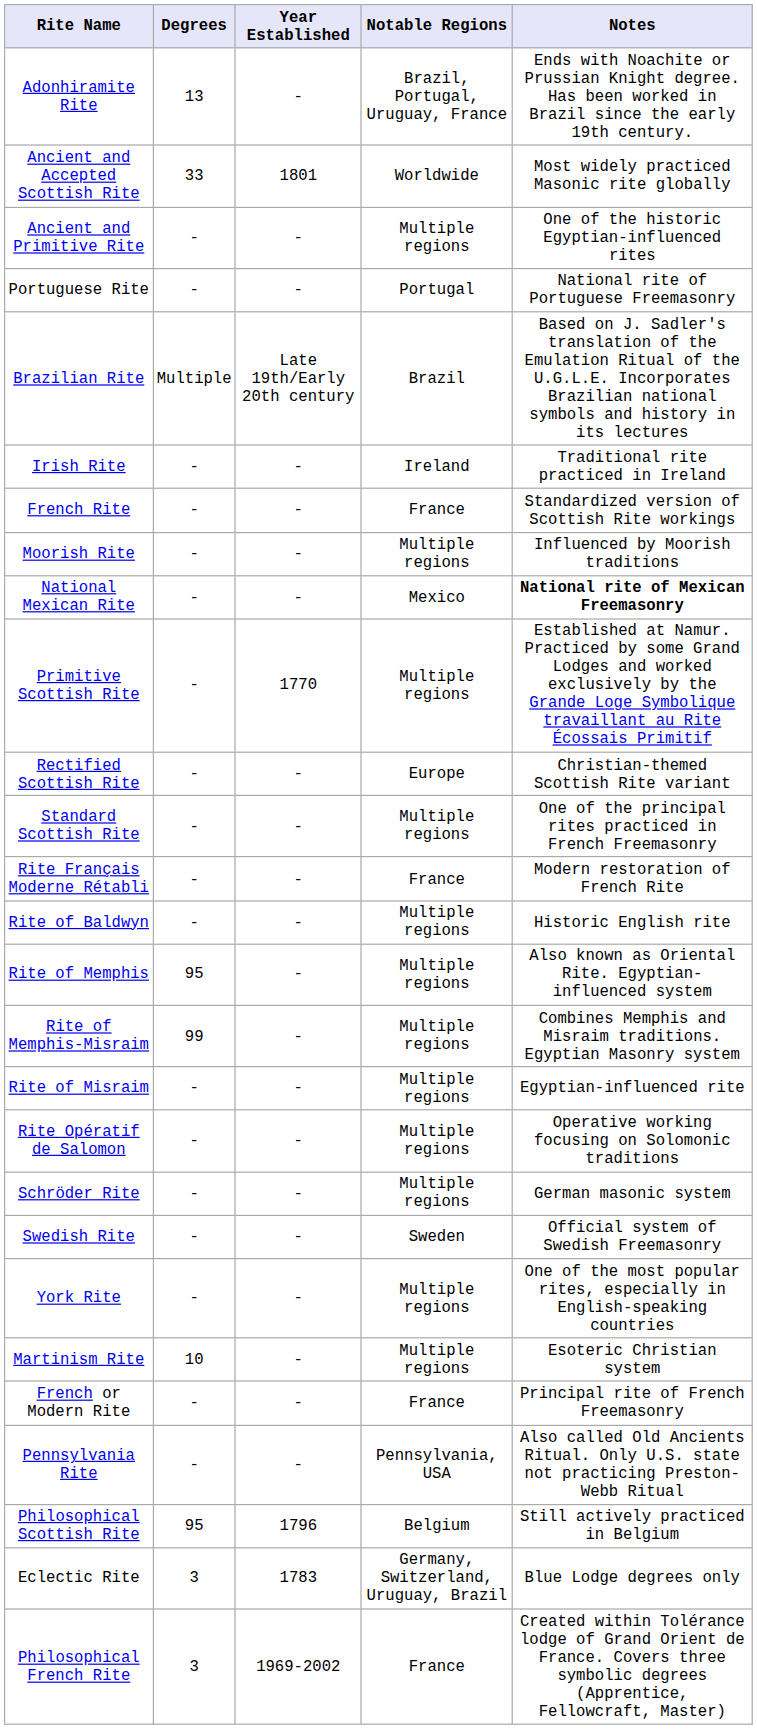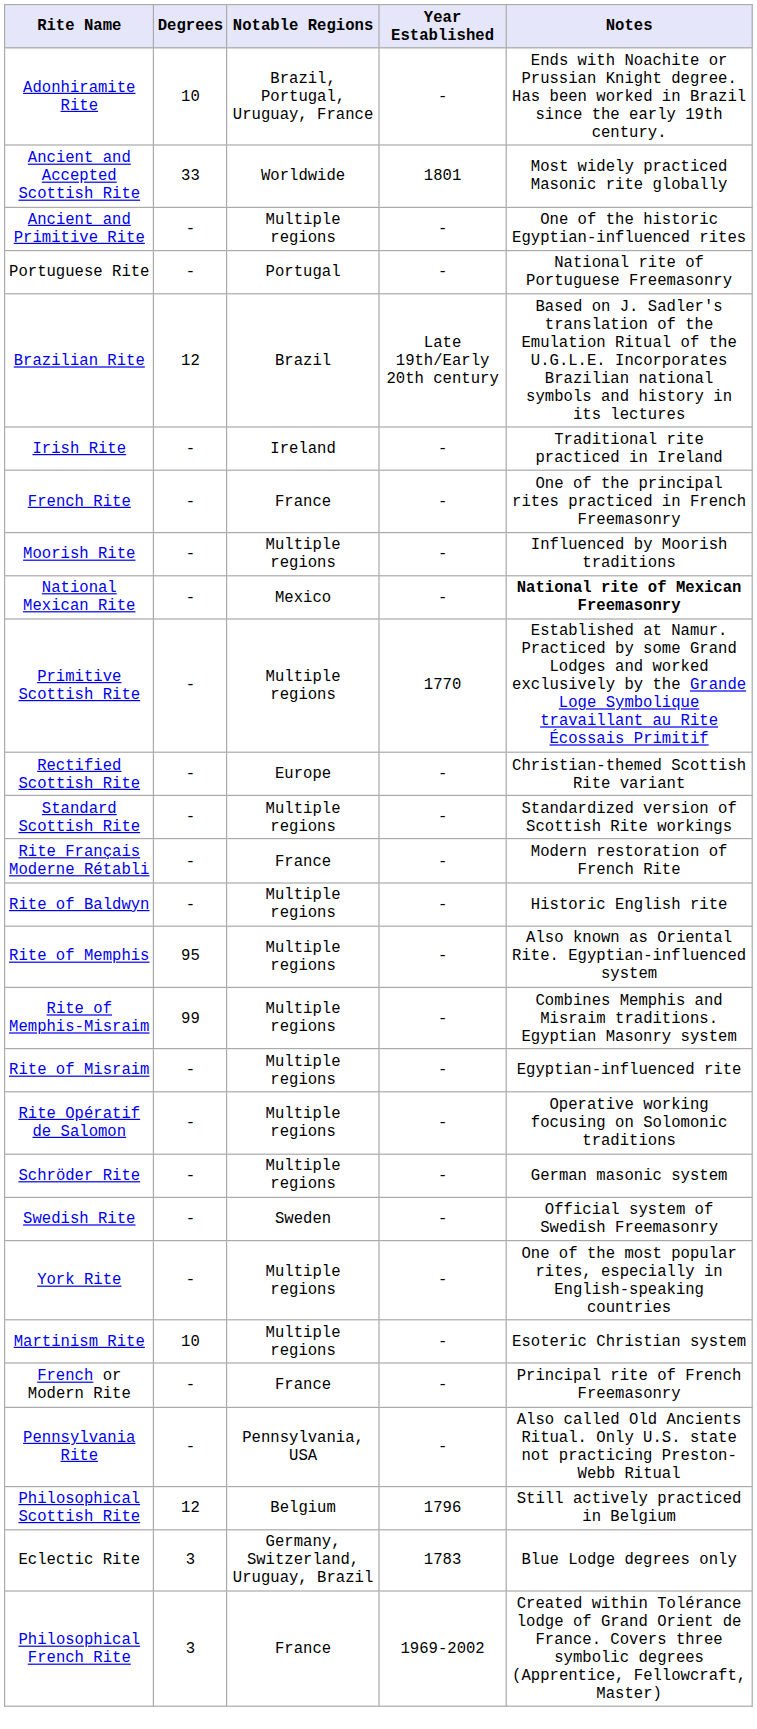columns swapped: (437, 26) <-> (298, 26)
(194, 97) 13 -> (190, 97) 10
(194, 378) Multiple -> (190, 360) 12
(632, 510) Standardized version of Scottish Rite workings -> (629, 501) One of the principal rites practiced in French Freemasonry
(632, 826) One of the principal rites practiced in French Freemasonry -> (629, 817) Standardized version of Scottish Rite workings
(194, 1526) 95 -> (190, 1508) 12
